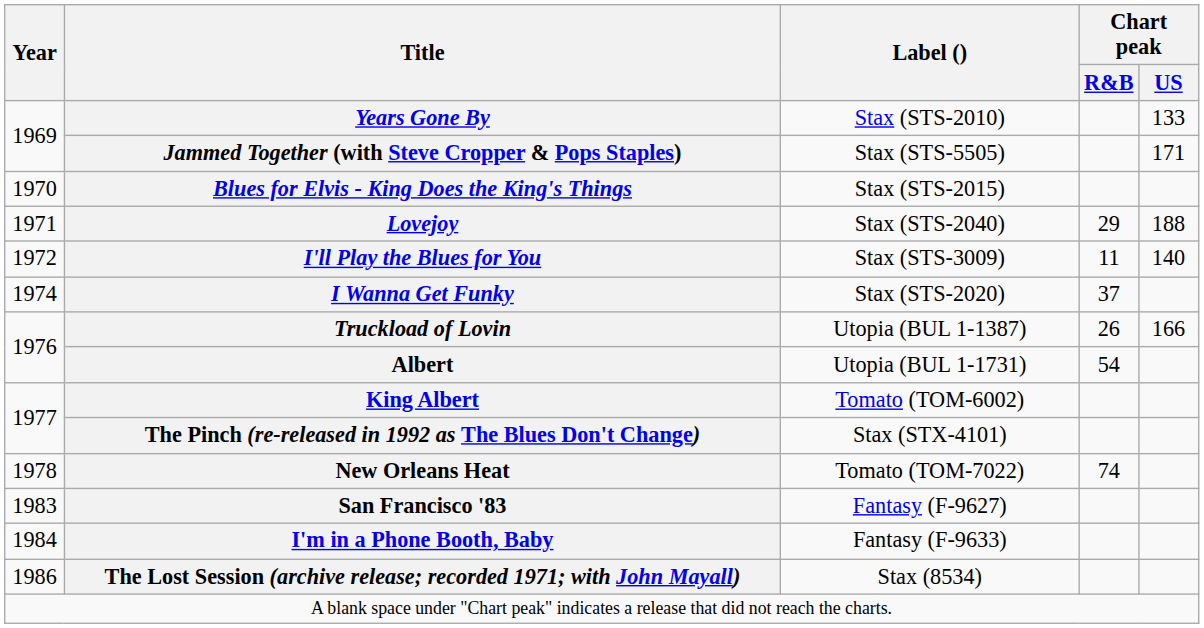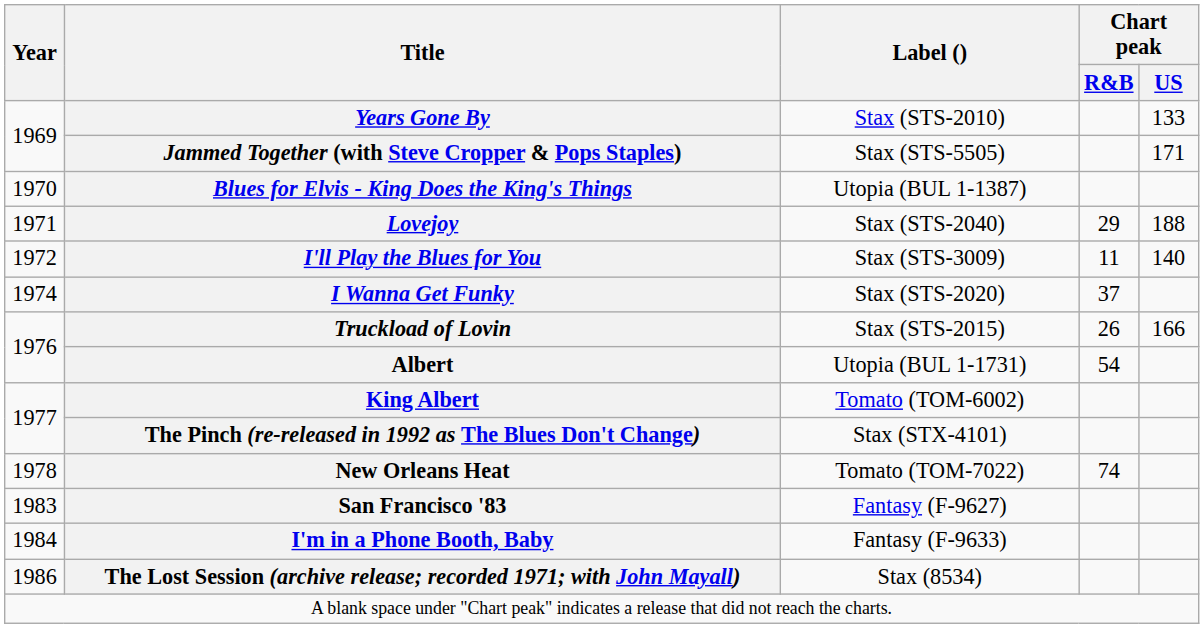(930, 188) Stax (STS-2015) -> (930, 188) Utopia (BUL 1-1387)
(930, 329) Utopia (BUL 1-1387) -> (930, 329) Stax (STS-2015)
